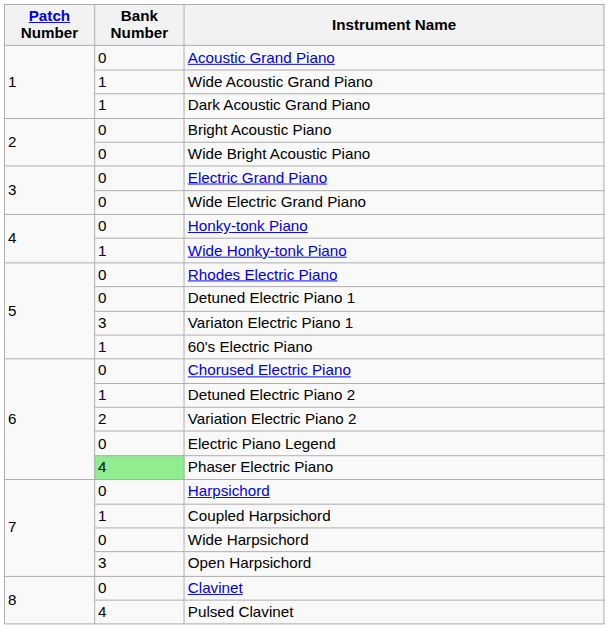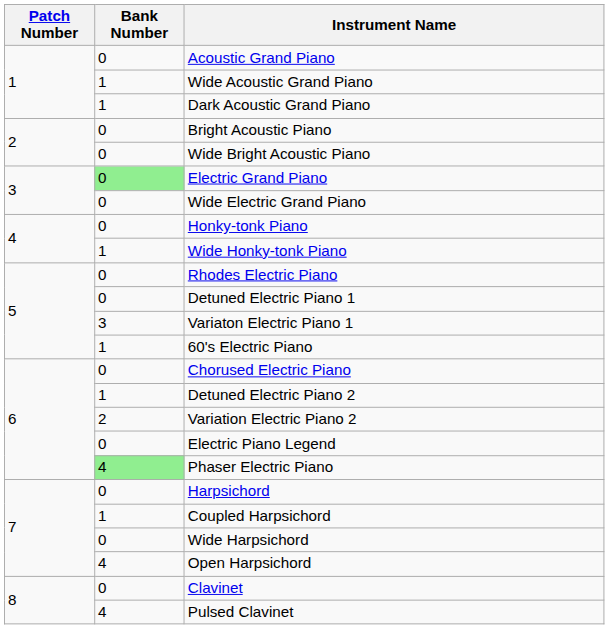(102, 178) no background -> (102, 178) lightgreen background
(102, 563) 3 -> (102, 563) 4
